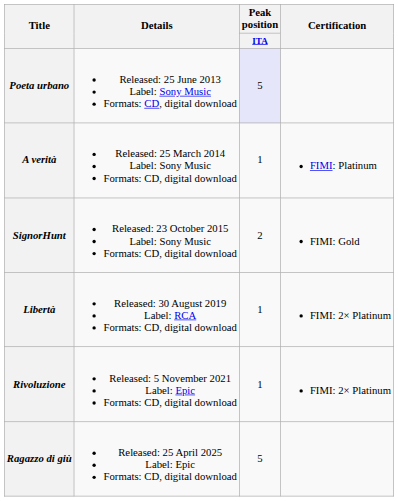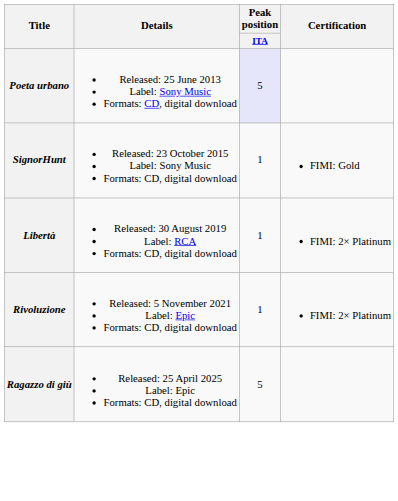- row: (39, 160)
(260, 235) 2 -> (260, 160) 1
